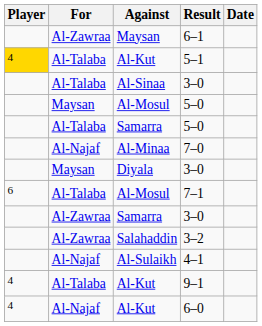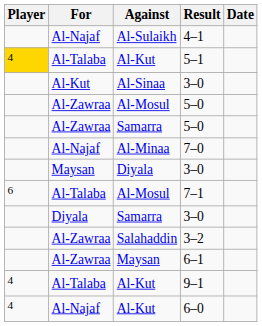rows swapped: (147, 259) <-> (138, 36)
(79, 83) Al-Talaba -> (71, 83) Al-Kut
(73, 105) Maysan -> (81, 105) Al-Zawraa
(79, 126) Al-Talaba -> (81, 126) Al-Zawraa
(81, 216) Al-Zawraa -> (70, 216) Diyala
